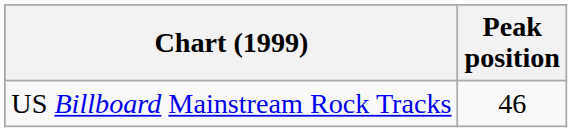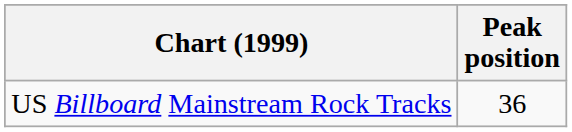(512, 103) 46 -> (512, 103) 36
